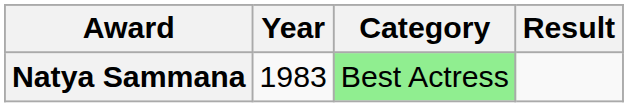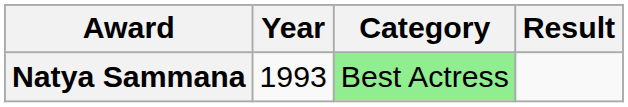(293, 76) 1983 -> (293, 76) 1993
